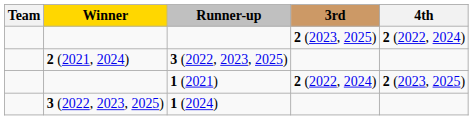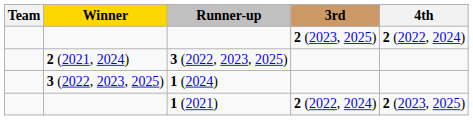rows swapped: (194, 103) <-> (194, 81)
